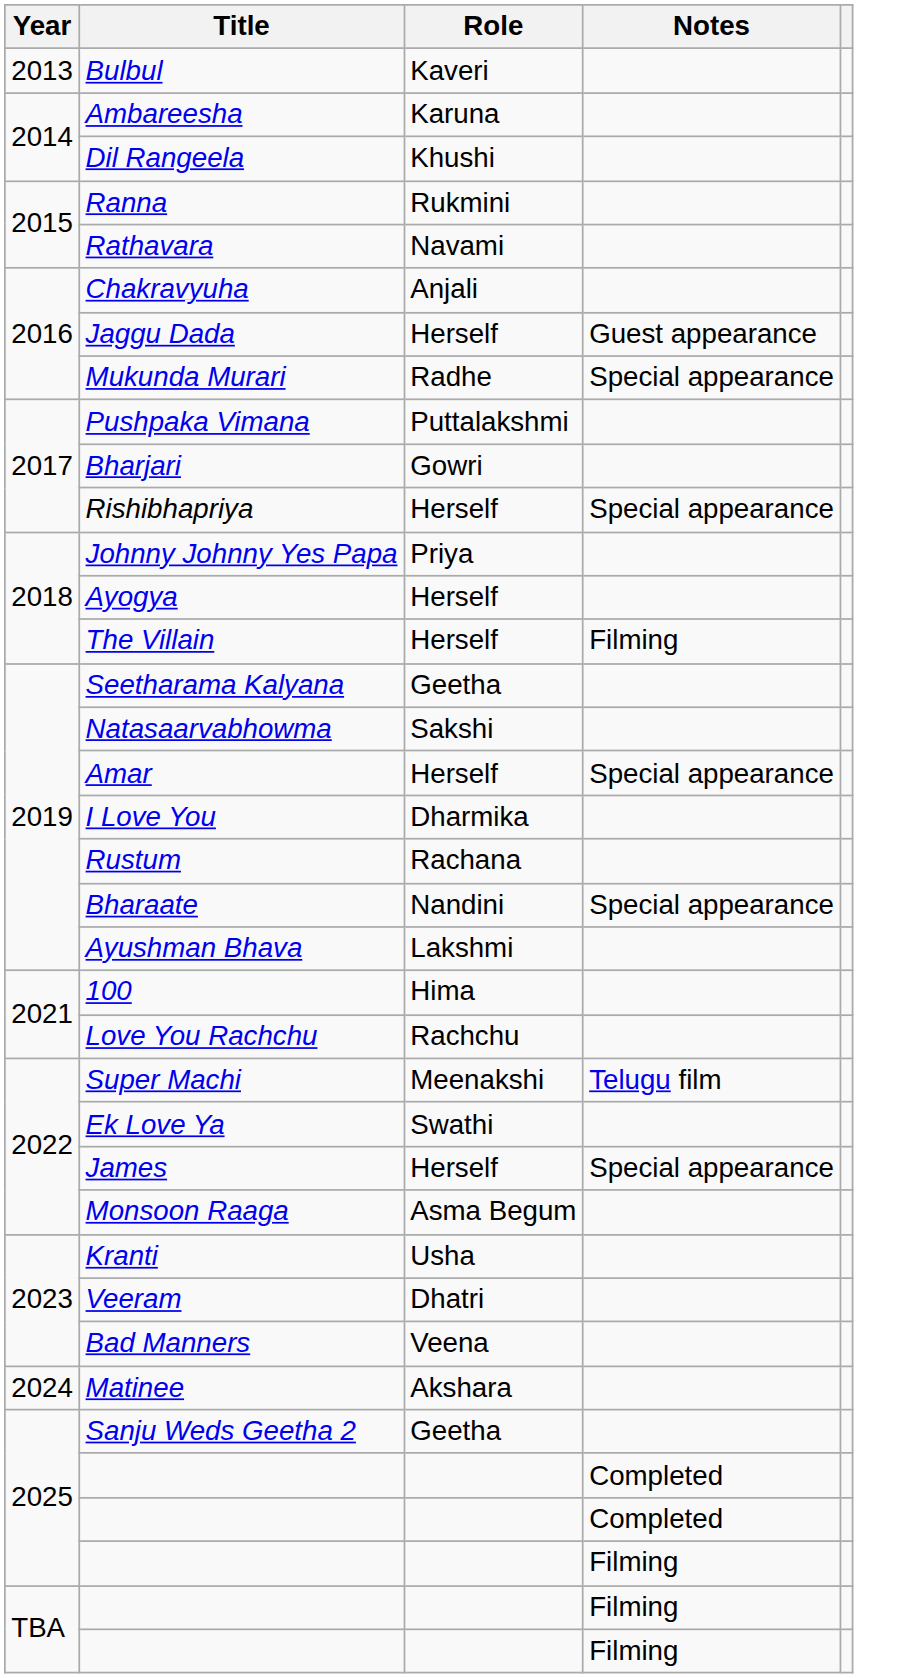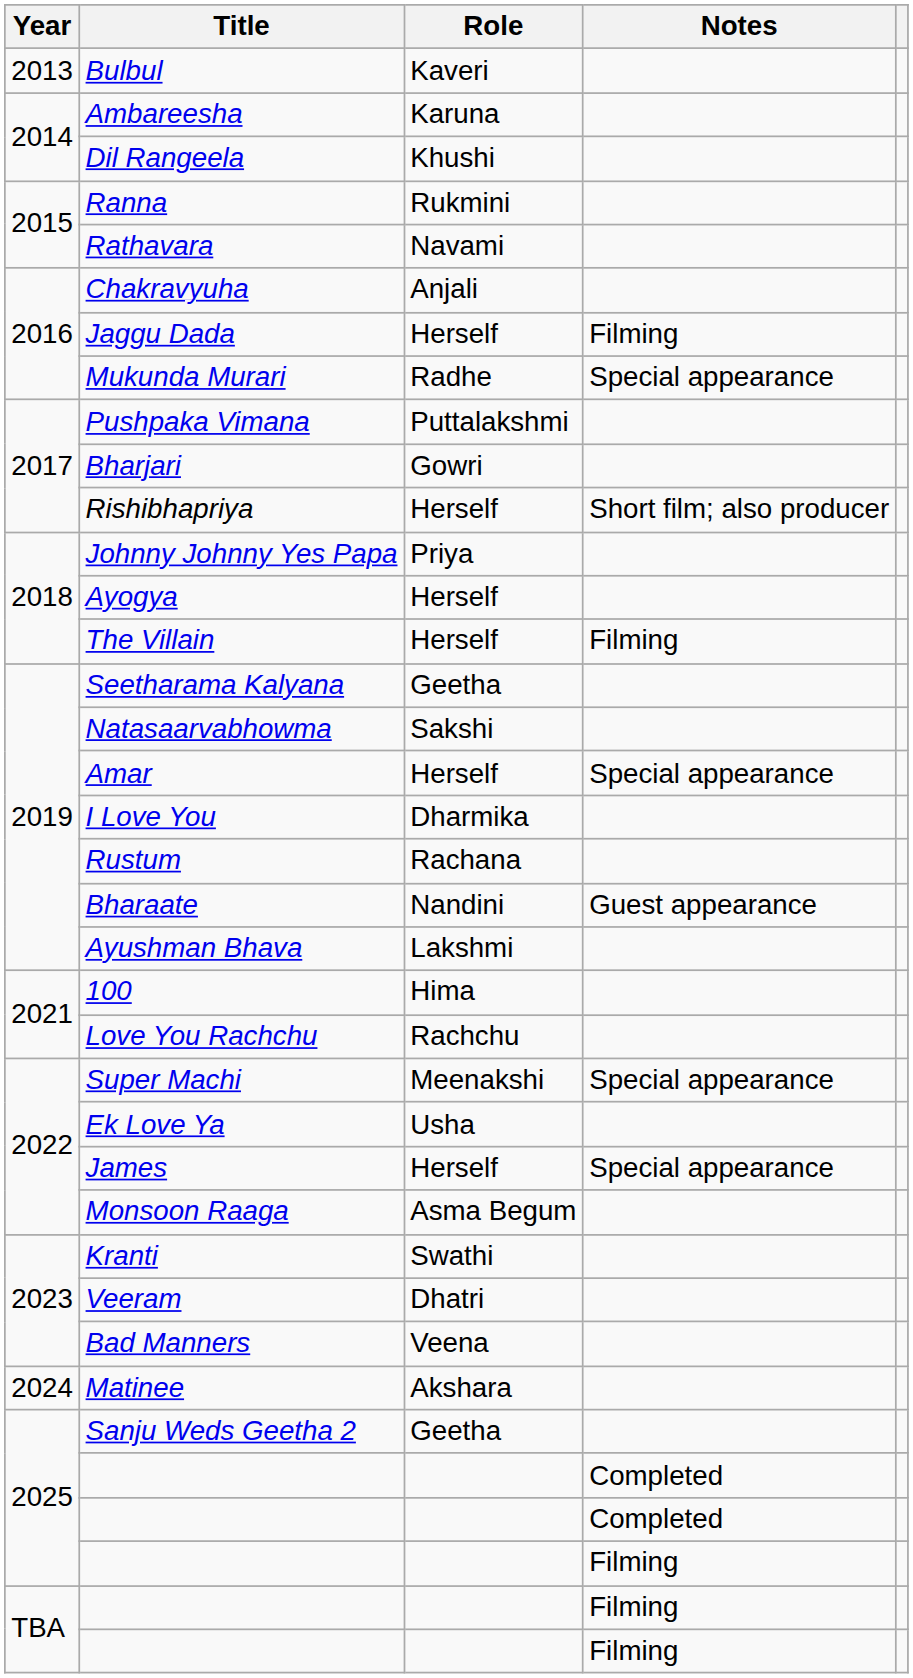(703, 333) Guest appearance -> (634, 333) Filming
(712, 509) Special appearance -> (739, 509) Short film; also producer
(712, 904) Special appearance -> (703, 904) Guest appearance
(655, 1080) Telugu film -> (712, 1080) Special appearance
(452, 1123) Swathi -> (443, 1123) Usha
(443, 1255) Usha -> (452, 1255) Swathi
